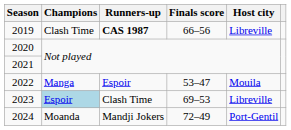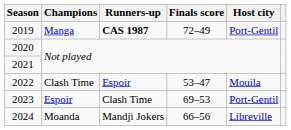(69, 30) Clash Time -> (59, 30) Manga
(197, 30) 66–56 -> (197, 30) 72–49
(251, 30) Libreville -> (254, 30) Port-Gentil
(59, 82) Manga -> (69, 82) Clash Time
(58, 99) lightblue background -> (58, 99) no background
(251, 99) Libreville -> (254, 99) Port-Gentil
(197, 116) 72–49 -> (197, 116) 66–56
(254, 116) Port-Gentil -> (251, 116) Libreville
